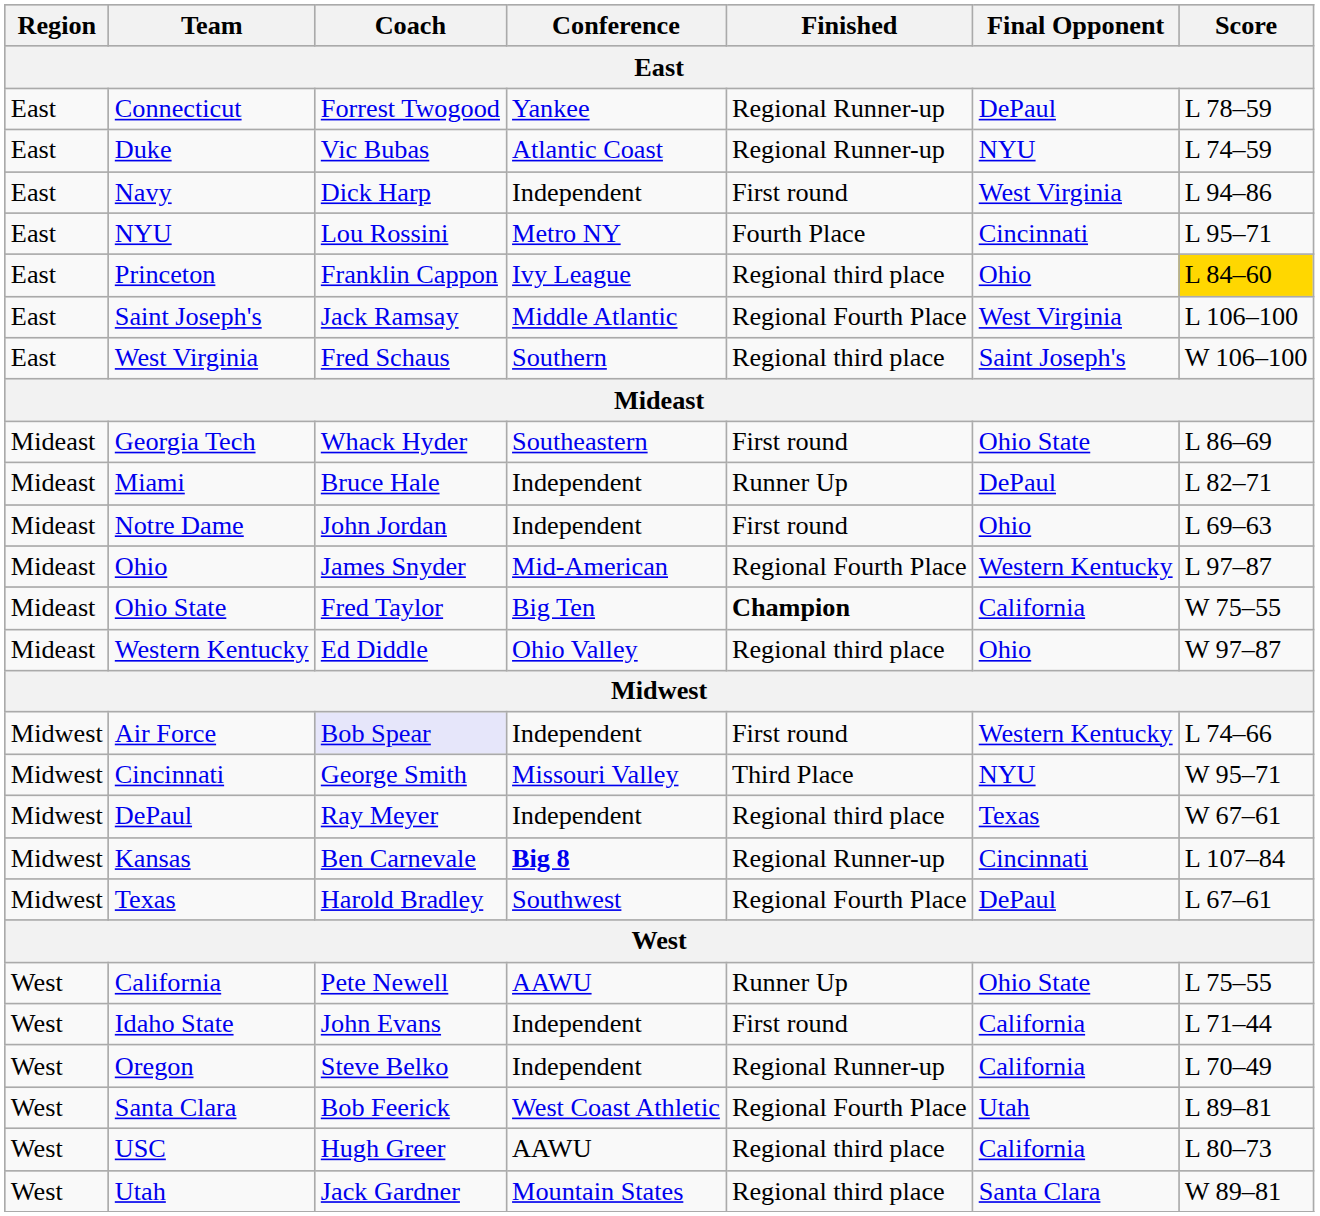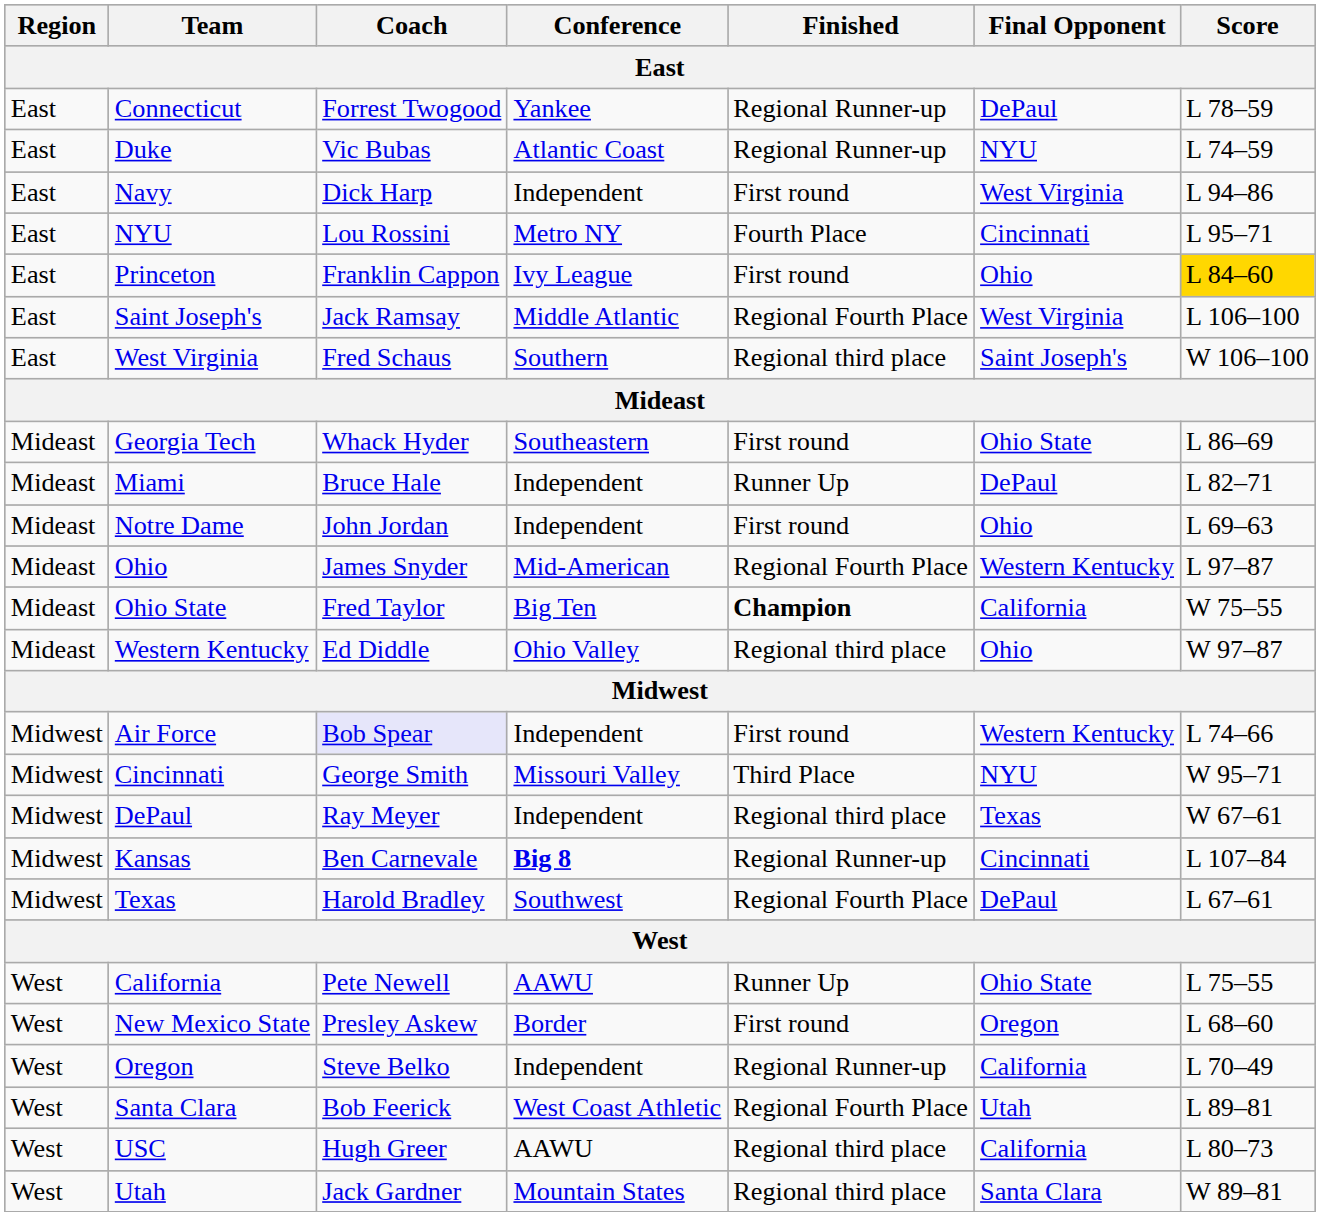(838, 274) Regional third place -> (791, 274) First round
- row: (174, 1024)
+ row: (212, 1024)
